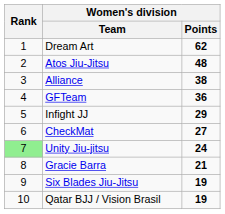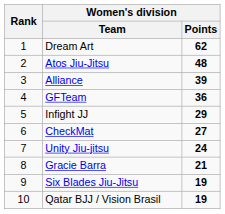(201, 81) 38 -> (201, 81) 39
(24, 149) lightgreen background -> (24, 149) no background
